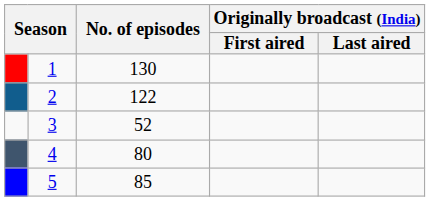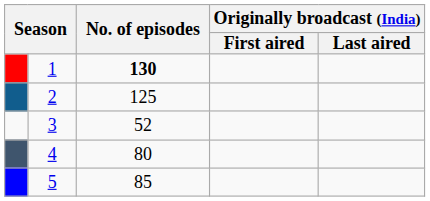(143, 68) normal -> (143, 68) bold
(143, 96) 122 -> (143, 96) 125
